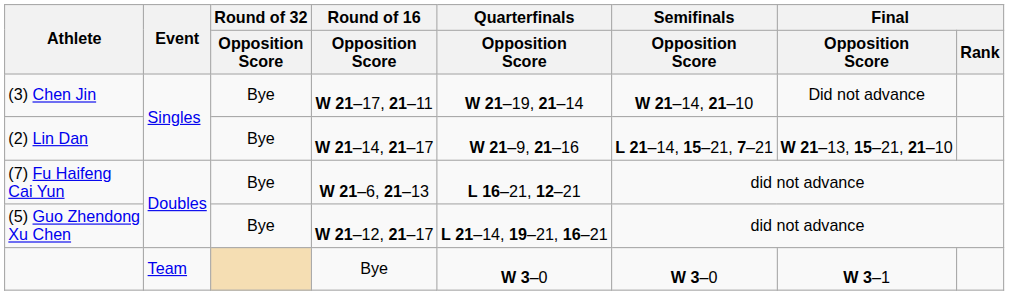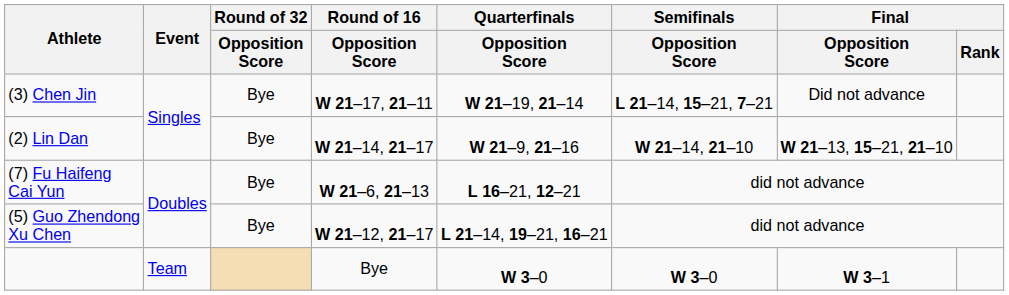(694, 104) W 21–14, 21–10 -> (694, 104) L 21–14, 15–21, 7–21
(694, 148) L 21–14, 15–21, 7–21 -> (694, 148) W 21–14, 21–10
